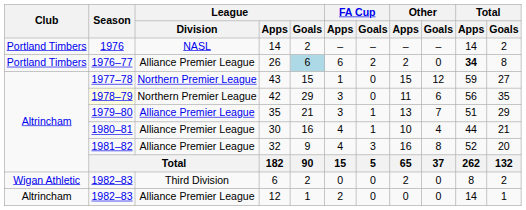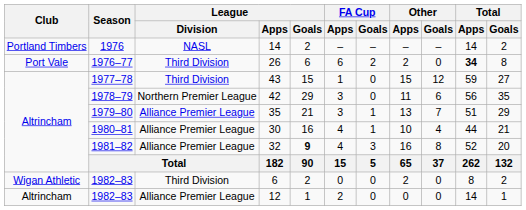(47, 63) Portland Timbers -> (47, 63) Port Vale
(197, 63) Alliance Premier League -> (197, 63) Third Division
(307, 63) lightblue background -> (307, 63) no background
(197, 79) Northern Premier League -> (197, 79) Third Division
(112, 96) lightyellow background -> (112, 96) no background
(307, 146) normal -> (307, 146) bold
